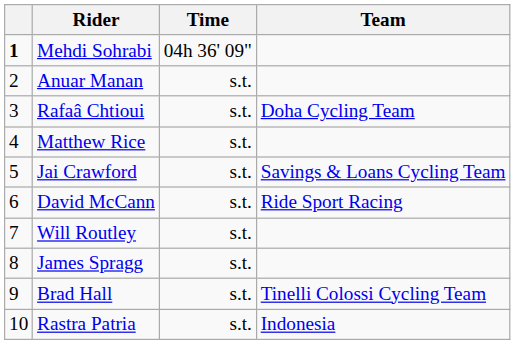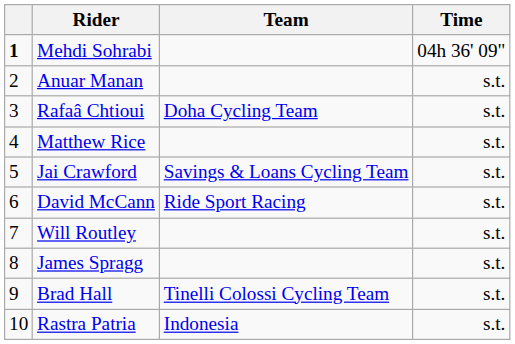columns swapped: (383, 19) <-> (208, 19)
